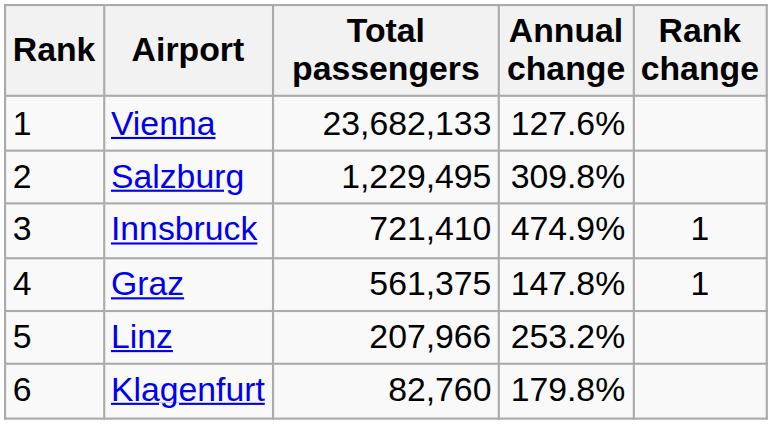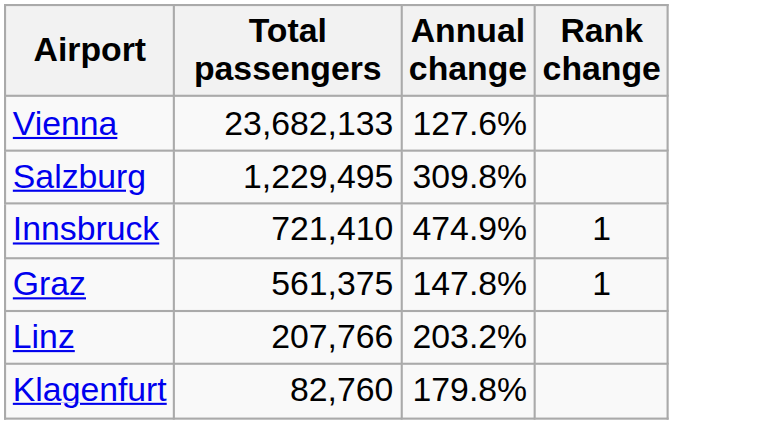- column: (54, 50)
(430, 336) 207,966 -> (332, 336) 207,766
(568, 336) 253.2% -> (470, 336) 203.2%
